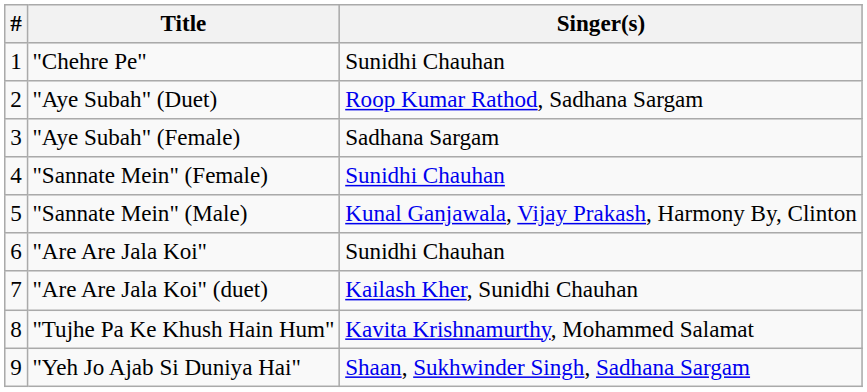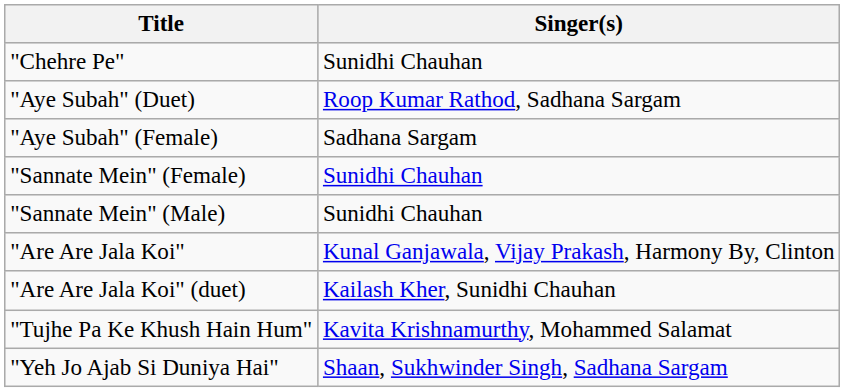- column: (16, 23)
(601, 214) Kunal Ganjawala, Vijay Prakash, Harmony By, Clinton -> (403, 214) Sunidhi Chauhan
(425, 252) Sunidhi Chauhan -> (579, 252) Kunal Ganjawala, Vijay Prakash, Harmony By, Clinton
